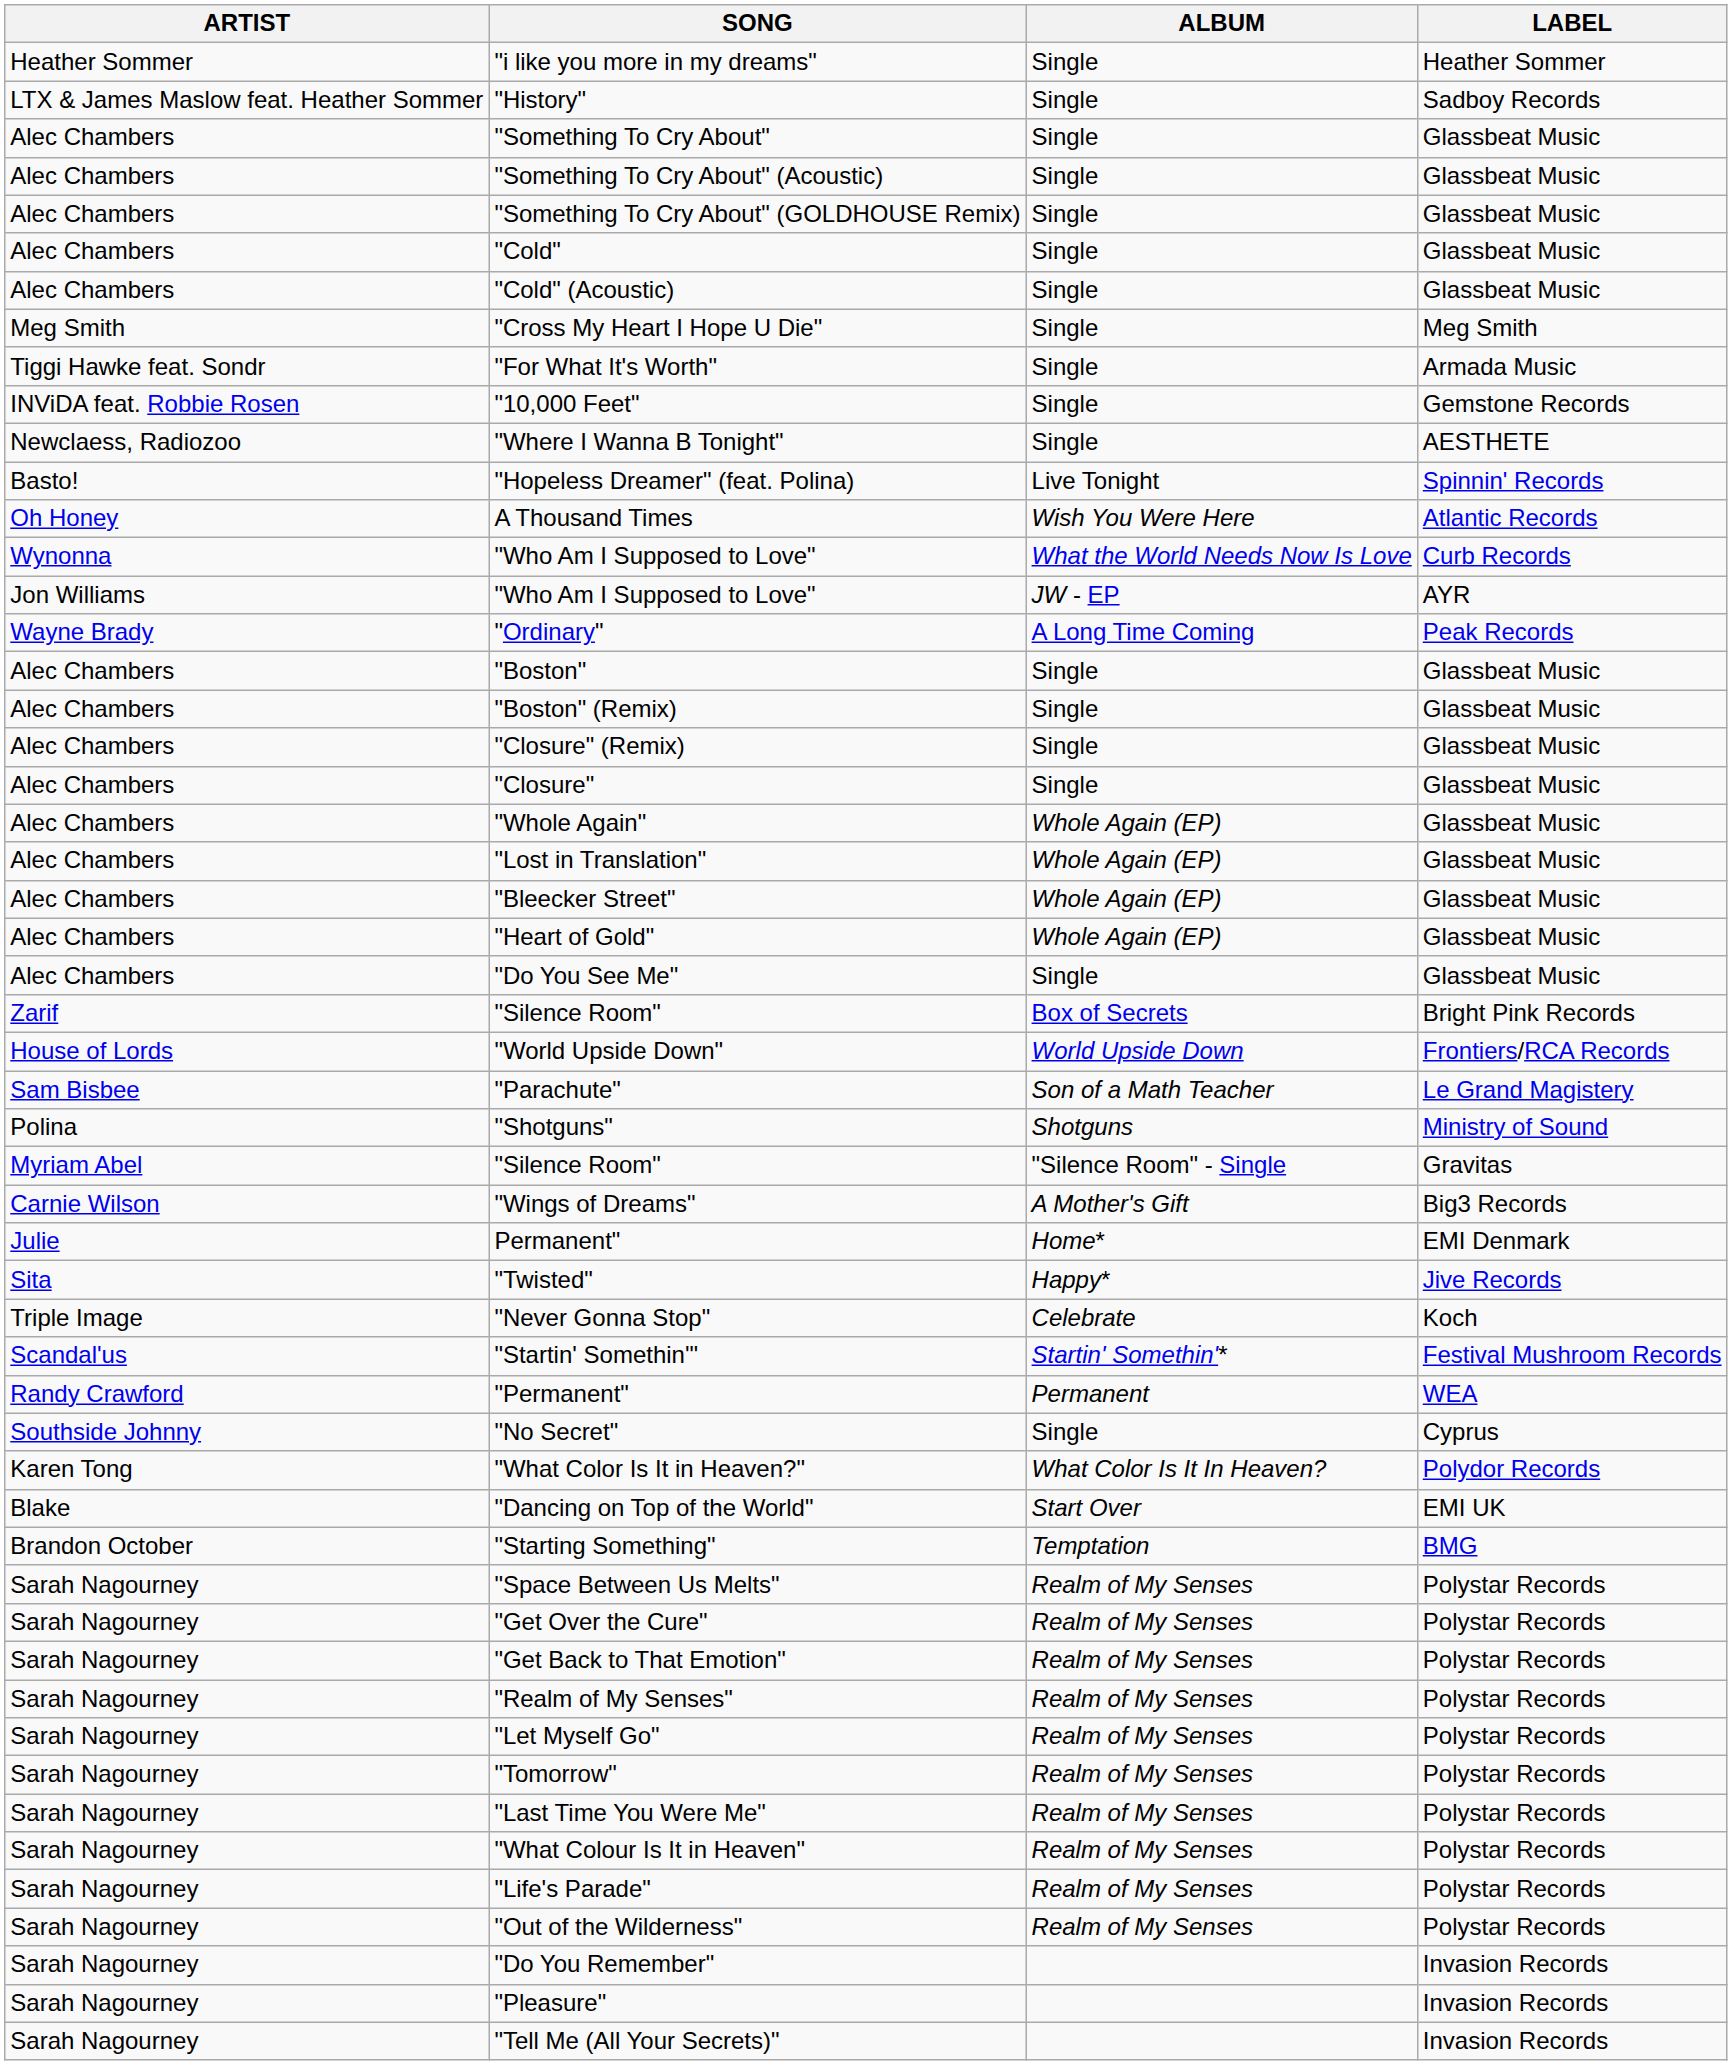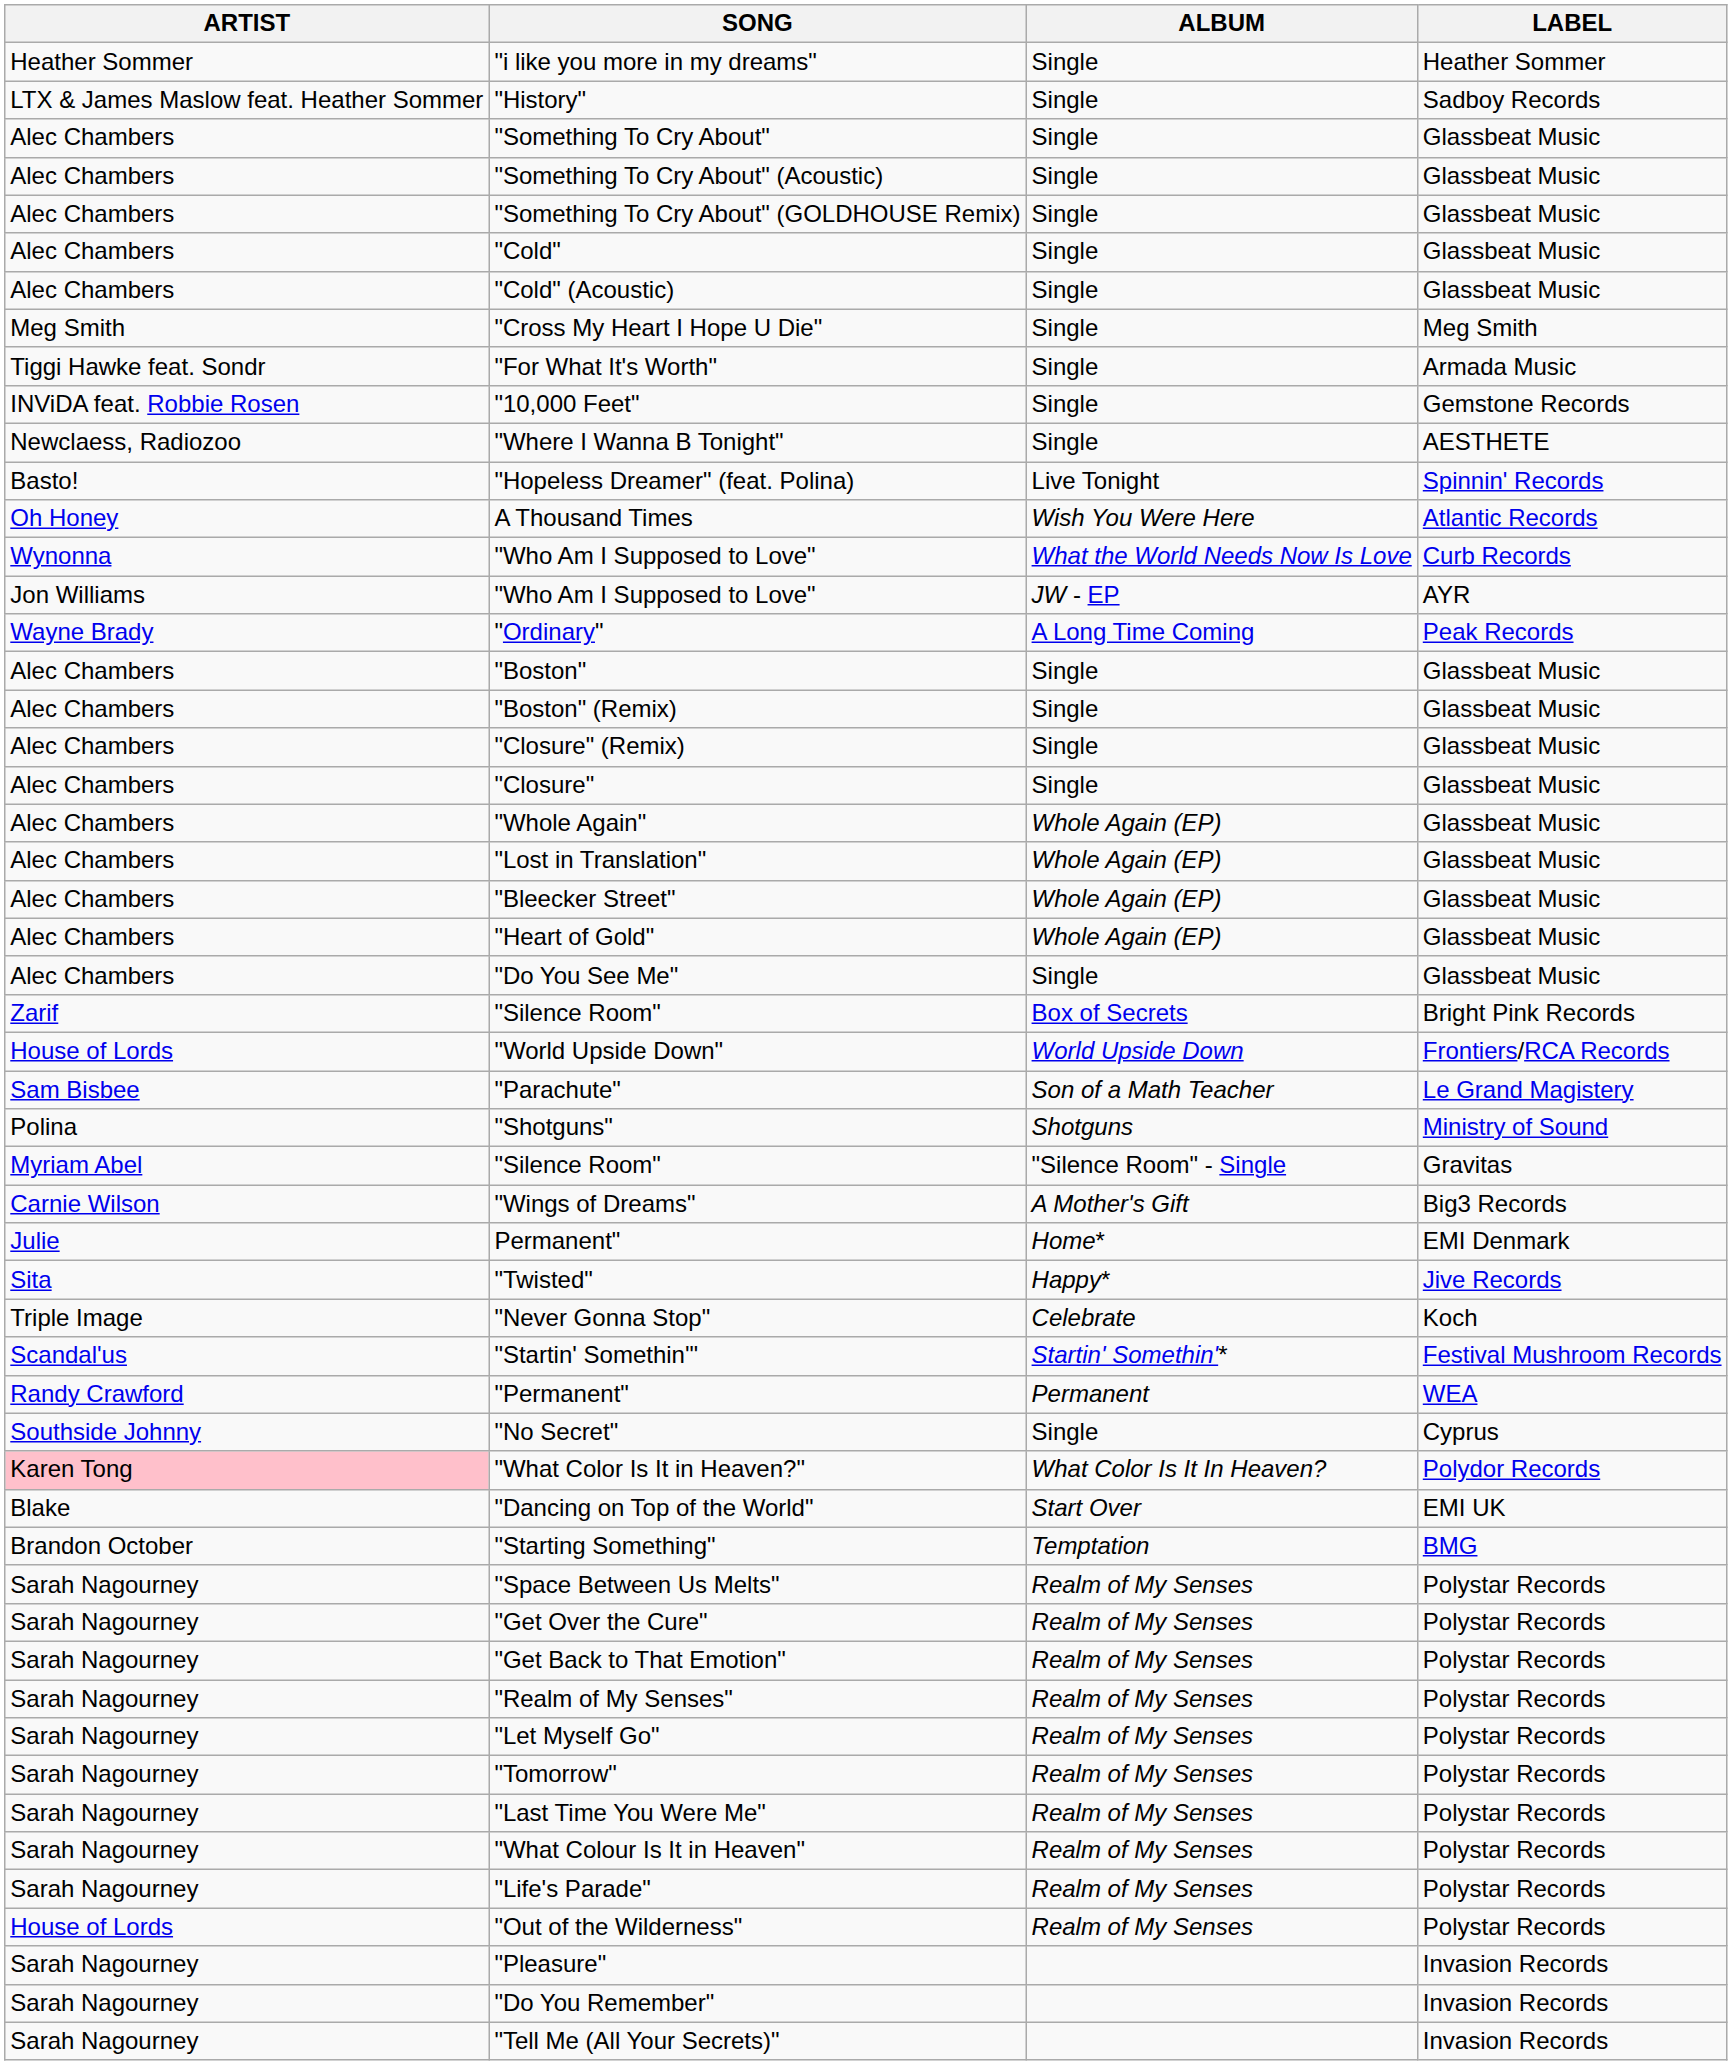(71, 1469) no background -> (71, 1469) pink background
(104, 1926) Sarah Nagourney -> (92, 1926) House of Lords
rows swapped: (550, 2002) <-> (604, 1964)
